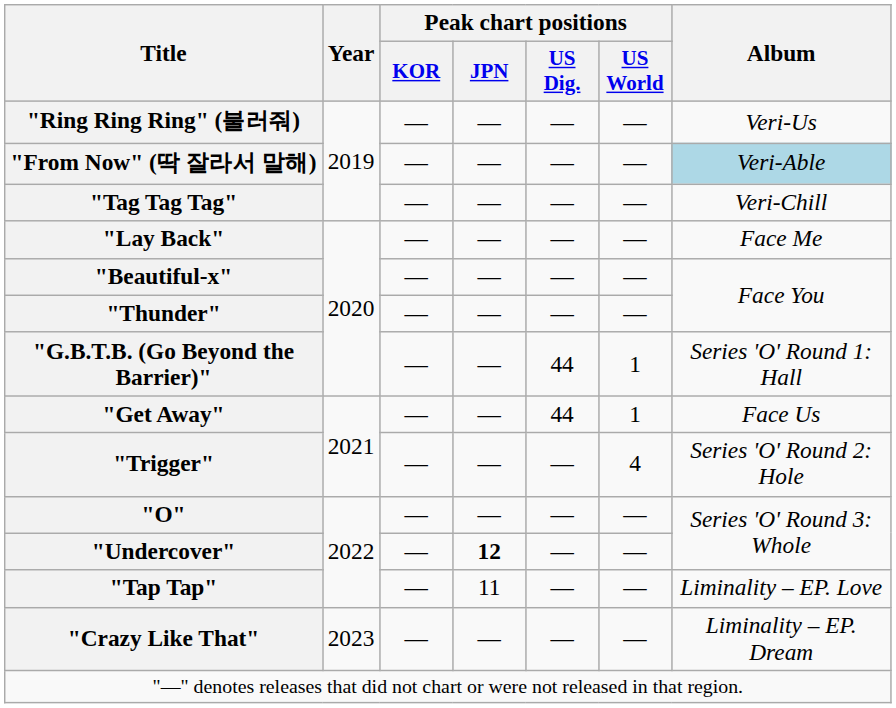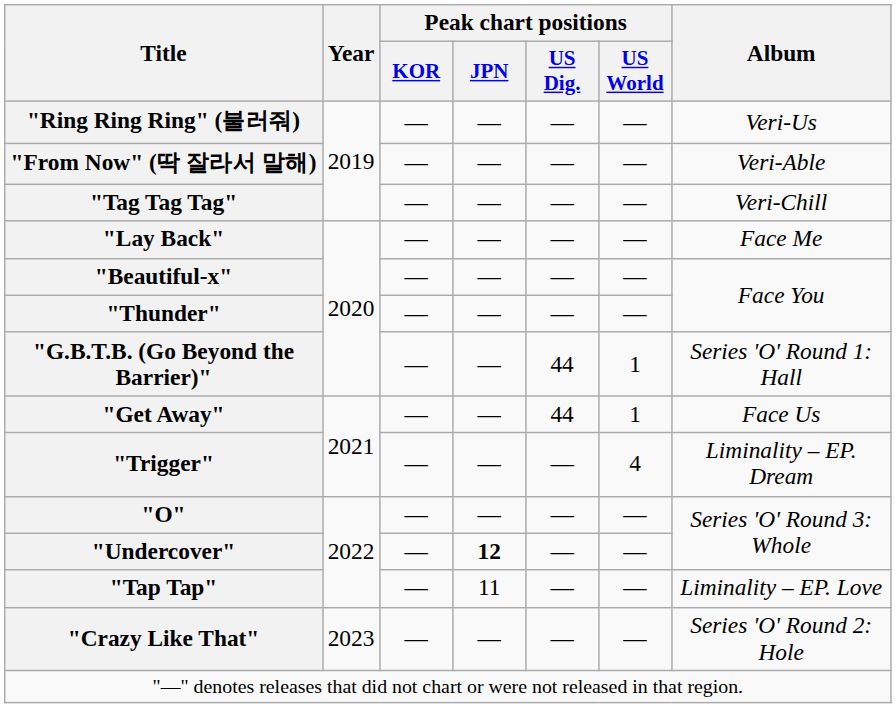(781, 163) lightblue background -> (781, 163) no background
(781, 464) Series 'O' Round 2: Hole -> (781, 464) Liminality – EP. Dream
(781, 638) Liminality – EP. Dream -> (781, 638) Series 'O' Round 2: Hole
